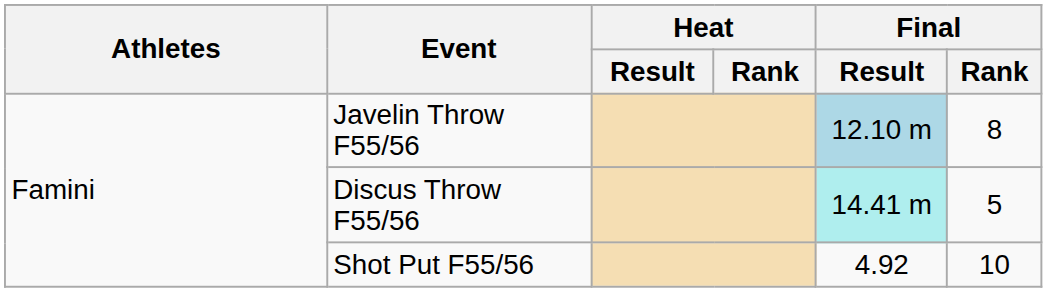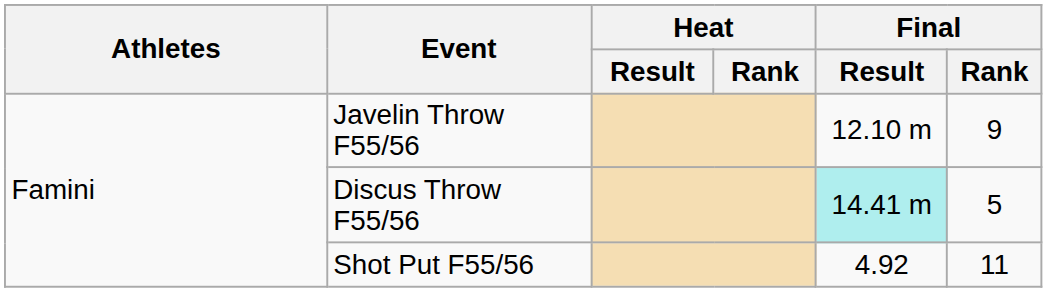(882, 131) lightblue background -> (882, 131) no background
(994, 131) 8 -> (994, 131) 9
(994, 265) 10 -> (994, 265) 11
